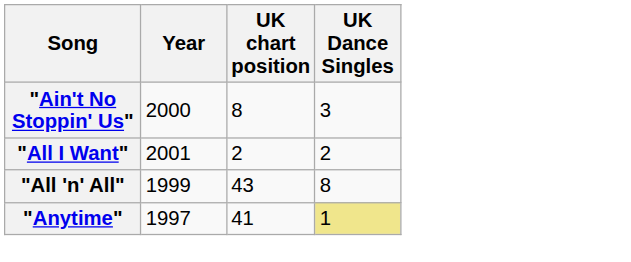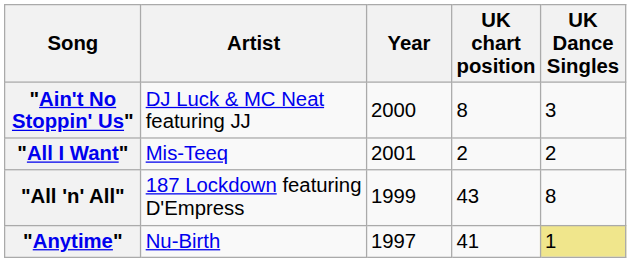+ column: (254, 43)
